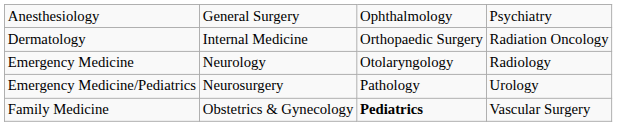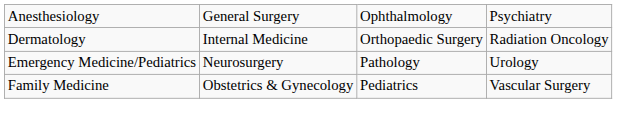- row: (71, 62)
(392, 109) bold -> (389, 86) normal
